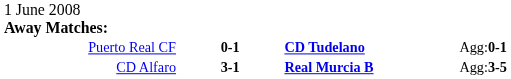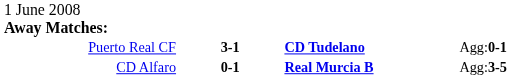(230, 47) 0-1 -> (230, 47) 3-1
(230, 67) 3-1 -> (230, 67) 0-1
